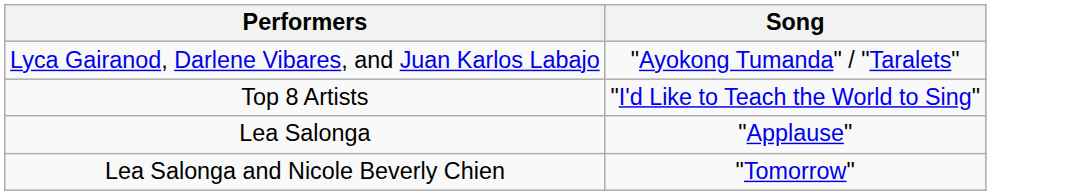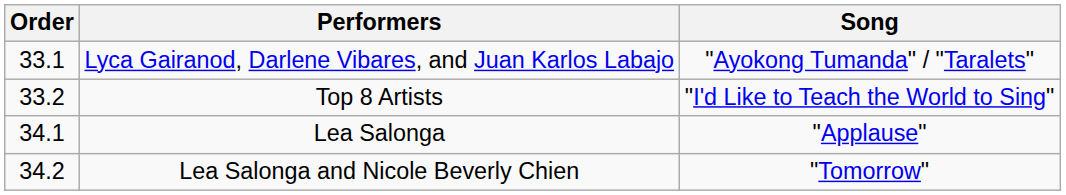+ column: (42, 23)
